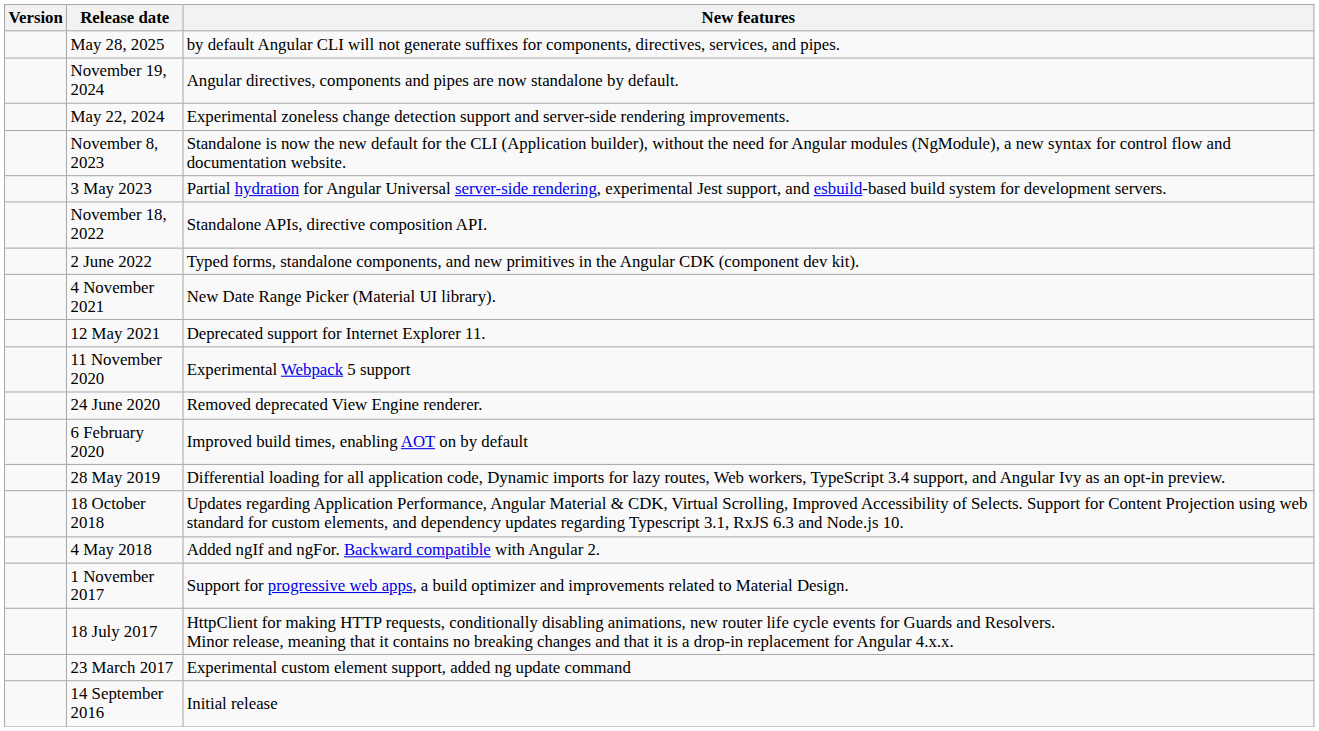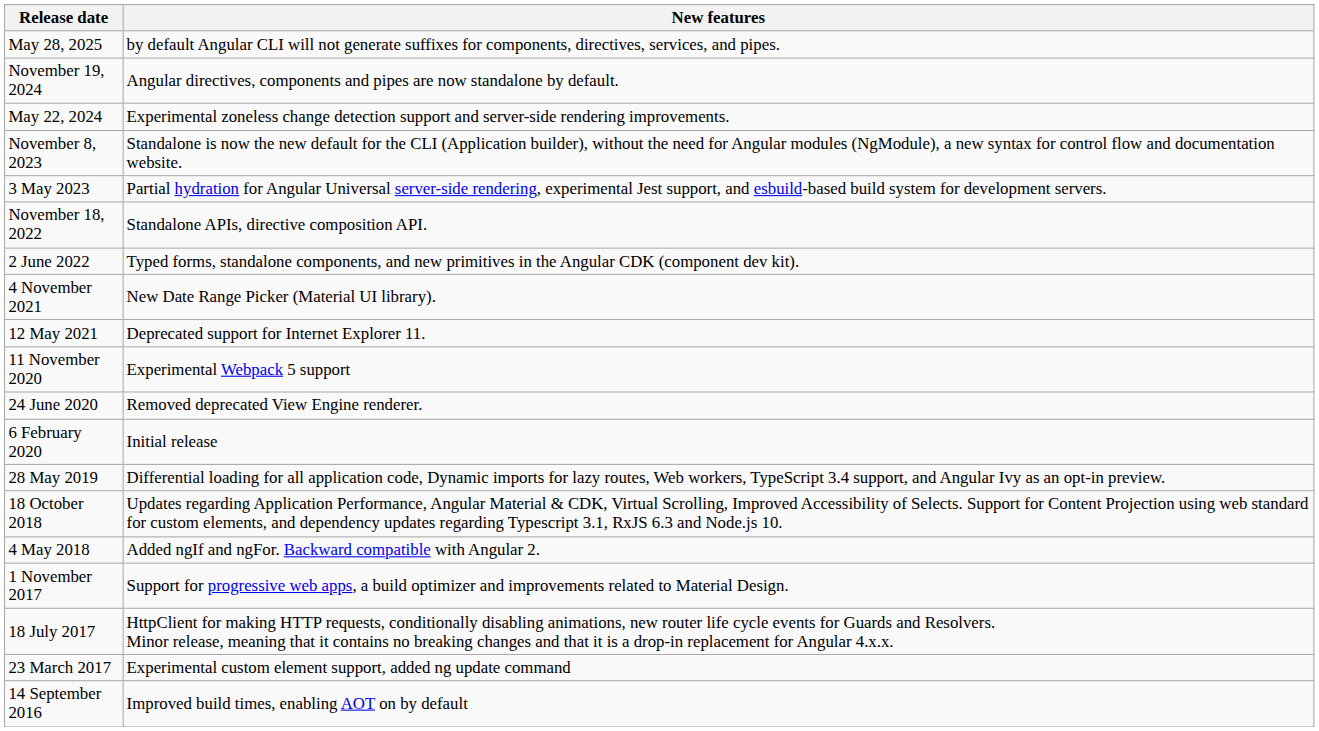- column: (36, 17)
(357, 441) Improved build times, enabling AOT on by default -> (172, 441) Initial release
(232, 703) Initial release -> (297, 703) Improved build times, enabling AOT on by default
